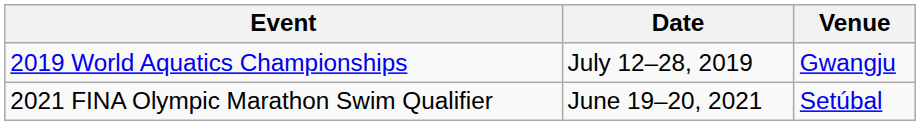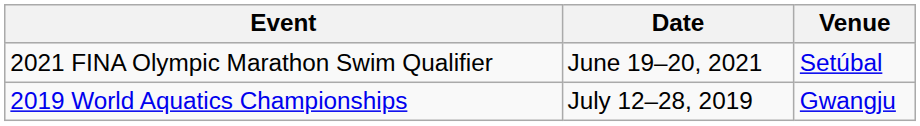rows swapped: (209, 62) <-> (252, 100)
